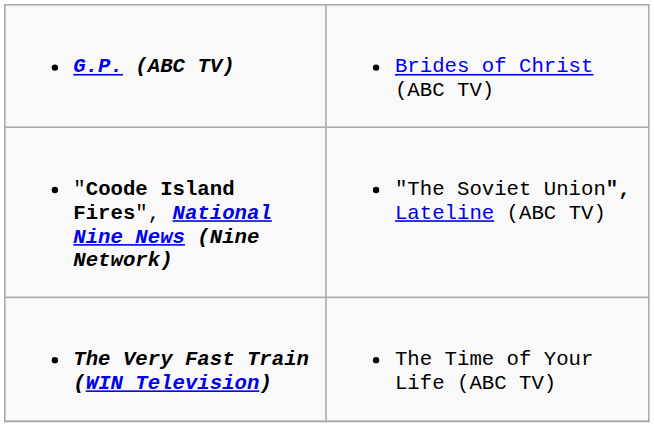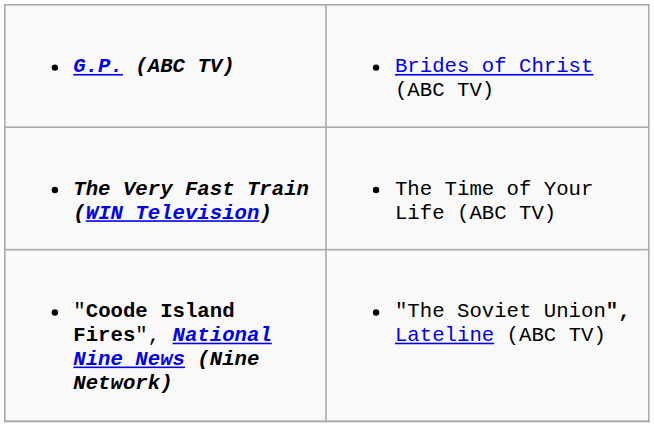rows swapped: (166, 225) <-> (166, 371)
